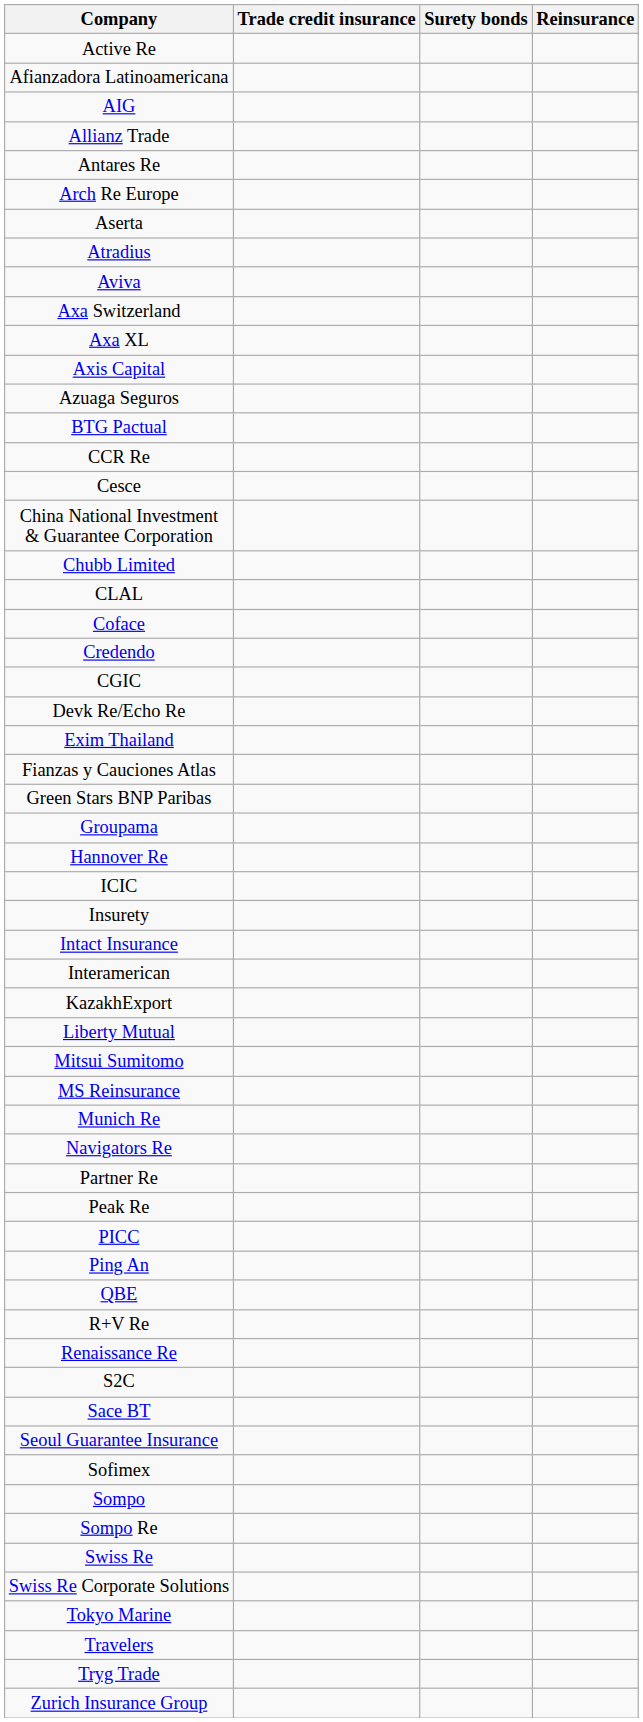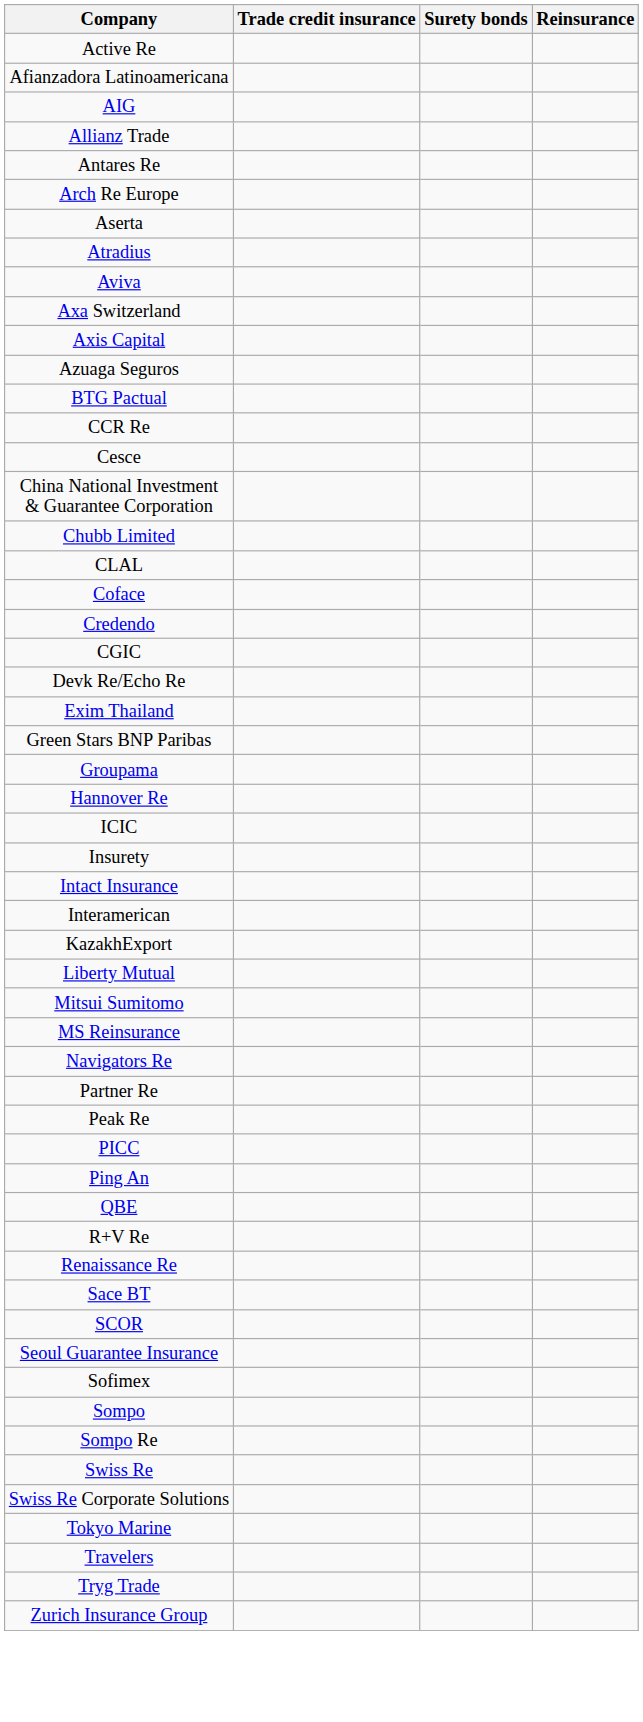- row: (119, 340)
- row: (119, 769)
- row: (119, 1119)
- row: (119, 1382)
+ row: (119, 1323)
